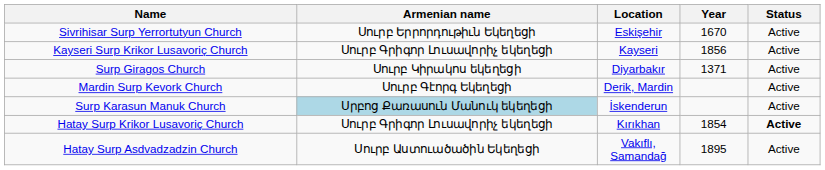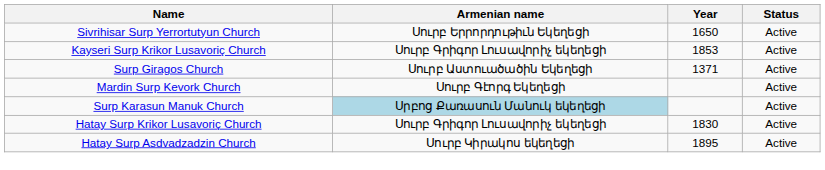- column: (638, 14)
(714, 32) 1670 -> (705, 32) 1650
(714, 51) 1856 -> (705, 51) 1853
(447, 69) Սուրբ Կիրակոս եկեղեցի -> (500, 69) Սուրբ Աստուածածին Եկեղեցի
(714, 125) 1854 -> (705, 125) 1830
(784, 125) bold -> (781, 125) normal
(447, 149) Սուրբ Աստուածածին Եկեղեցի -> (500, 143) Սուրբ Կիրակոս եկեղեցի
